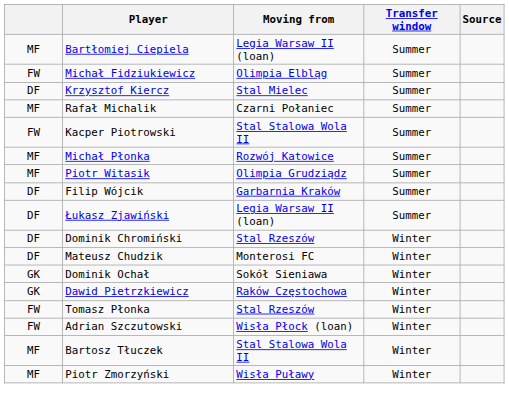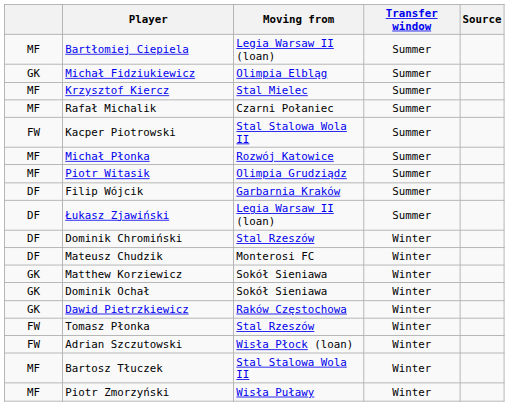(34, 73) FW -> (34, 73) GK
(34, 91) DF -> (34, 91) MF
+ row: (124, 274)
